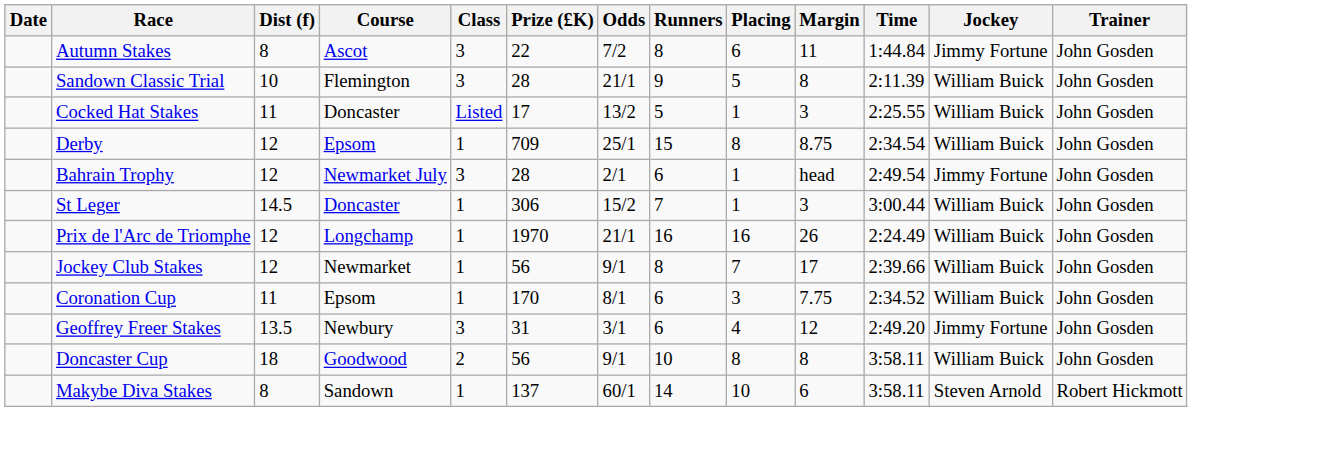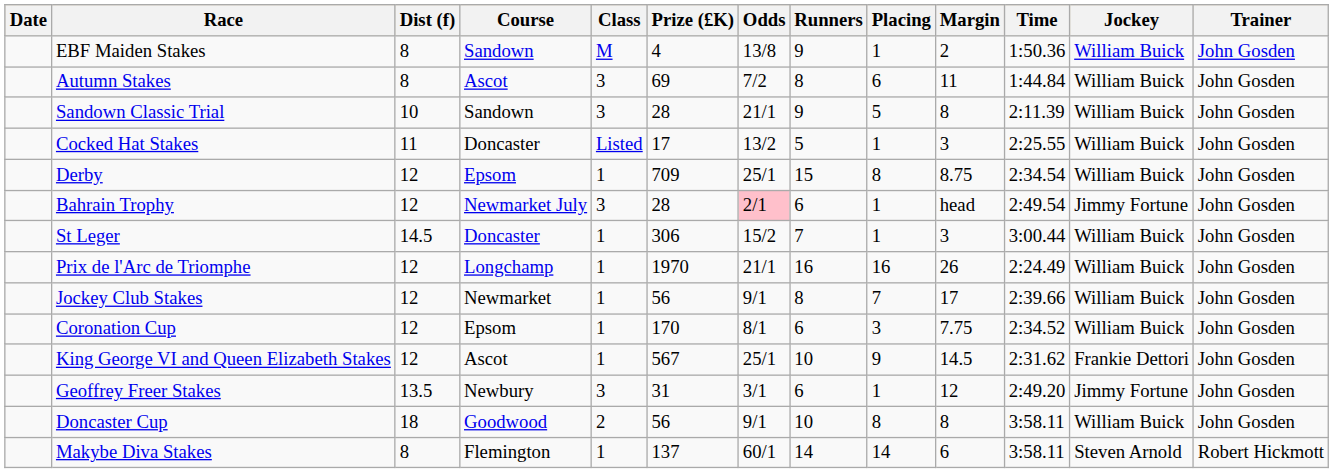+ row: (131, 51)
(521, 51) 22 -> (661, 82) 69
(991, 51) Jimmy Fortune -> (1129, 82) William Buick
(367, 82) Flemington -> (499, 112) Sandown
(614, 174) no background -> (755, 205) pink background
(268, 298) 11 -> (409, 329) 12
+ row: (223, 359)
(736, 329) 4 -> (876, 390) 1
(359, 390) Sandown -> (507, 452) Flemington
(741, 390) 10 -> (881, 452) 14
